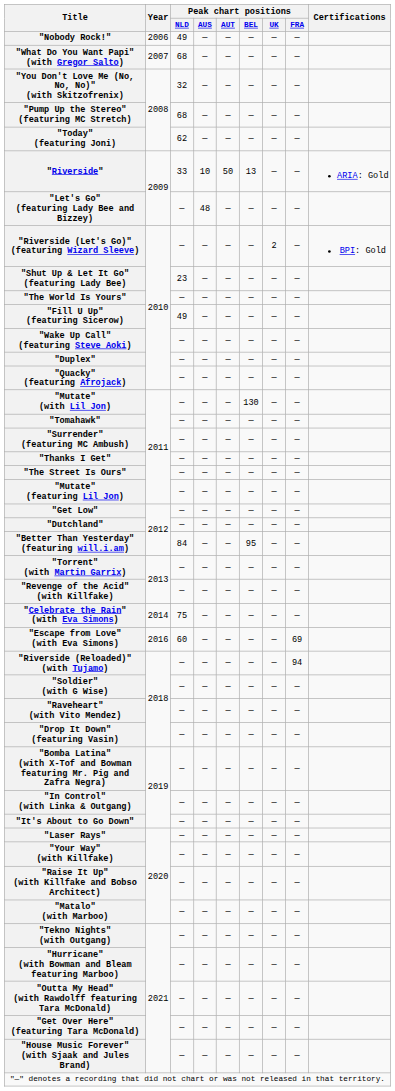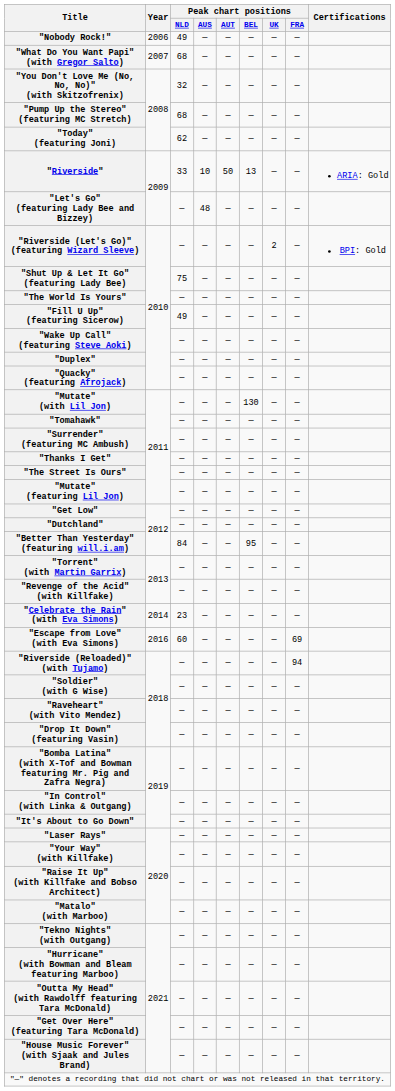(182, 279) 23 -> (182, 279) 75
(182, 615) 75 -> (182, 615) 23
